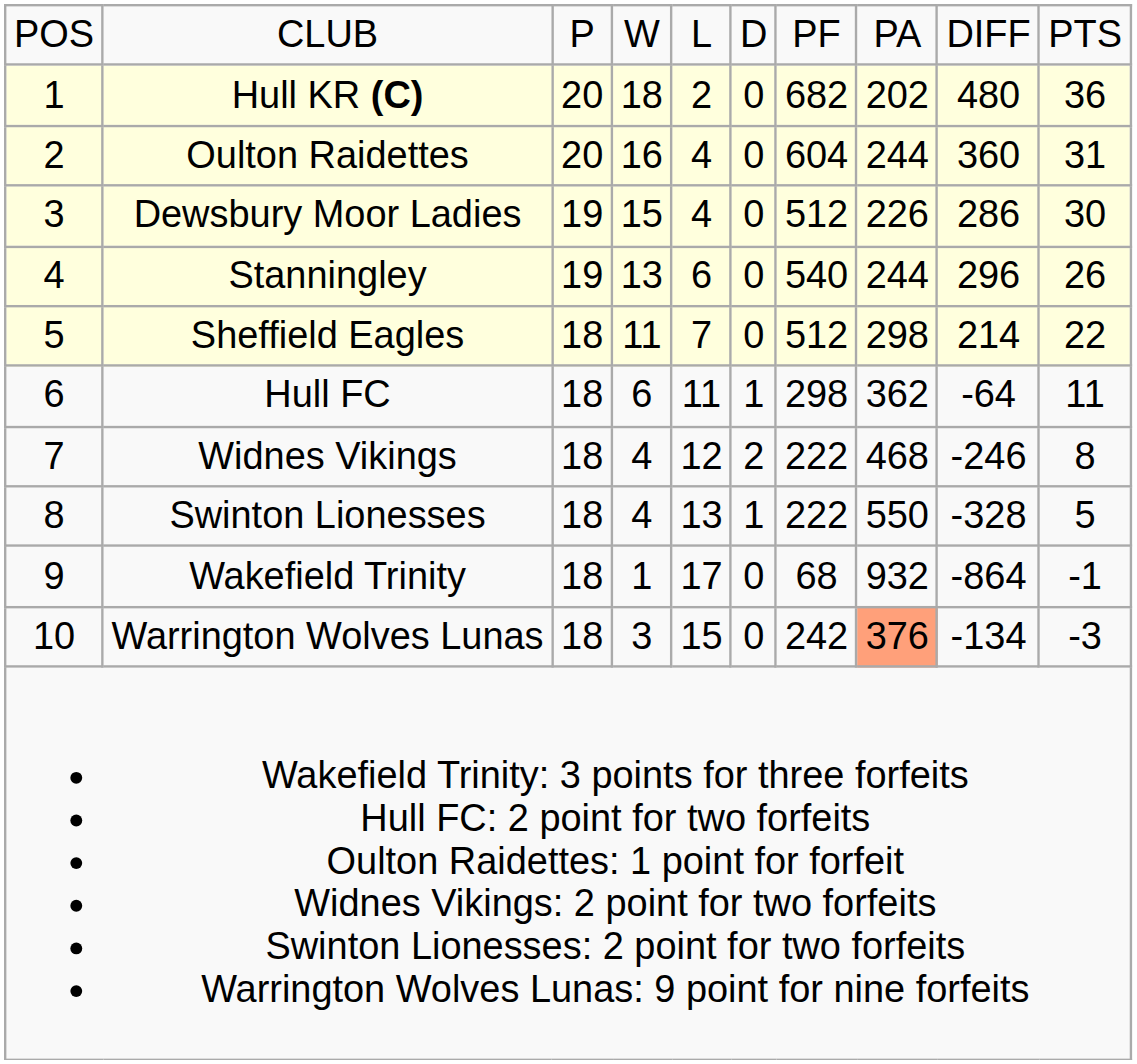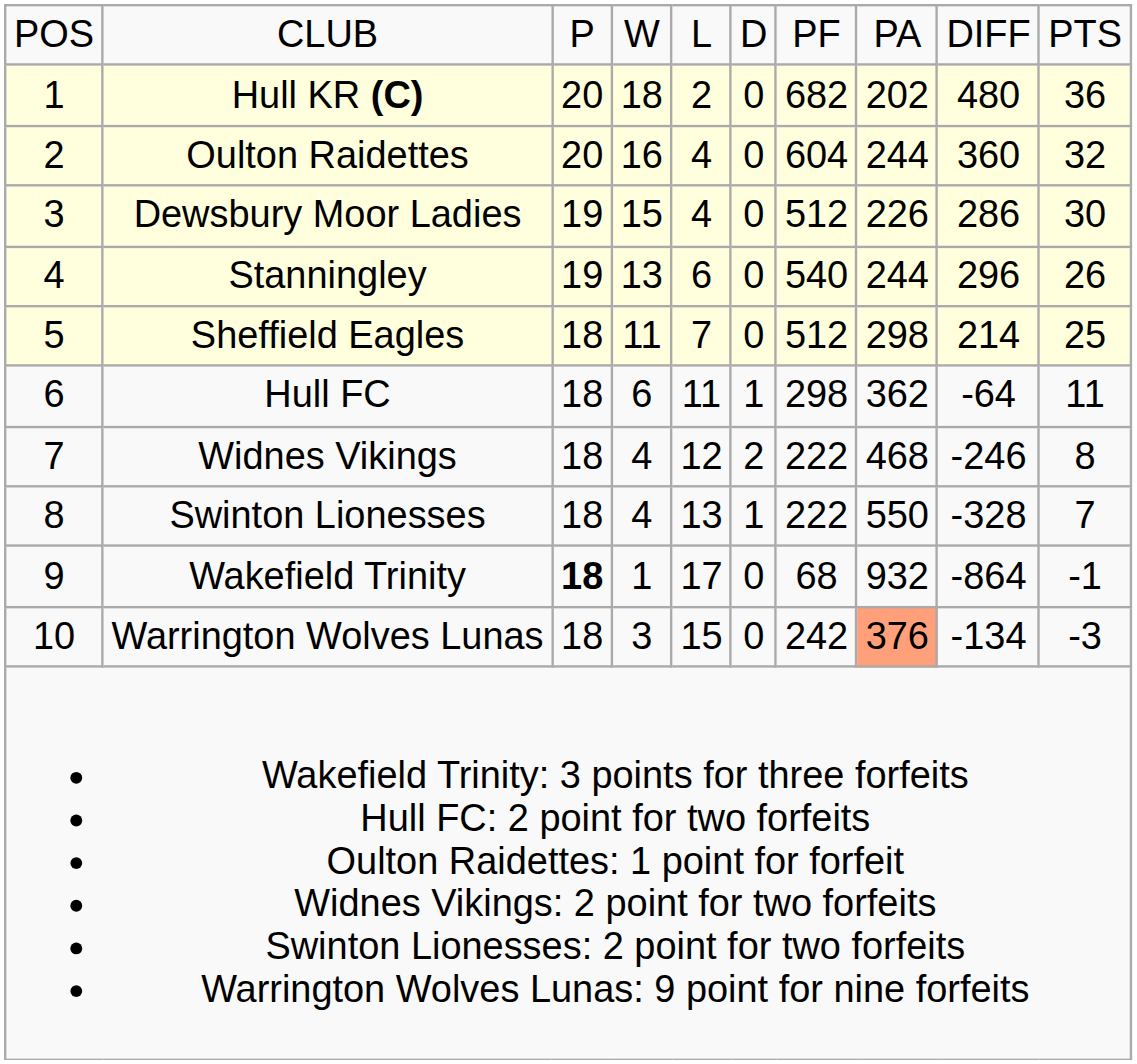(1085, 154) 31 -> (1085, 154) 32
(1085, 335) 22 -> (1085, 335) 25
(1085, 515) 5 -> (1085, 515) 7
(582, 575) normal -> (582, 575) bold
